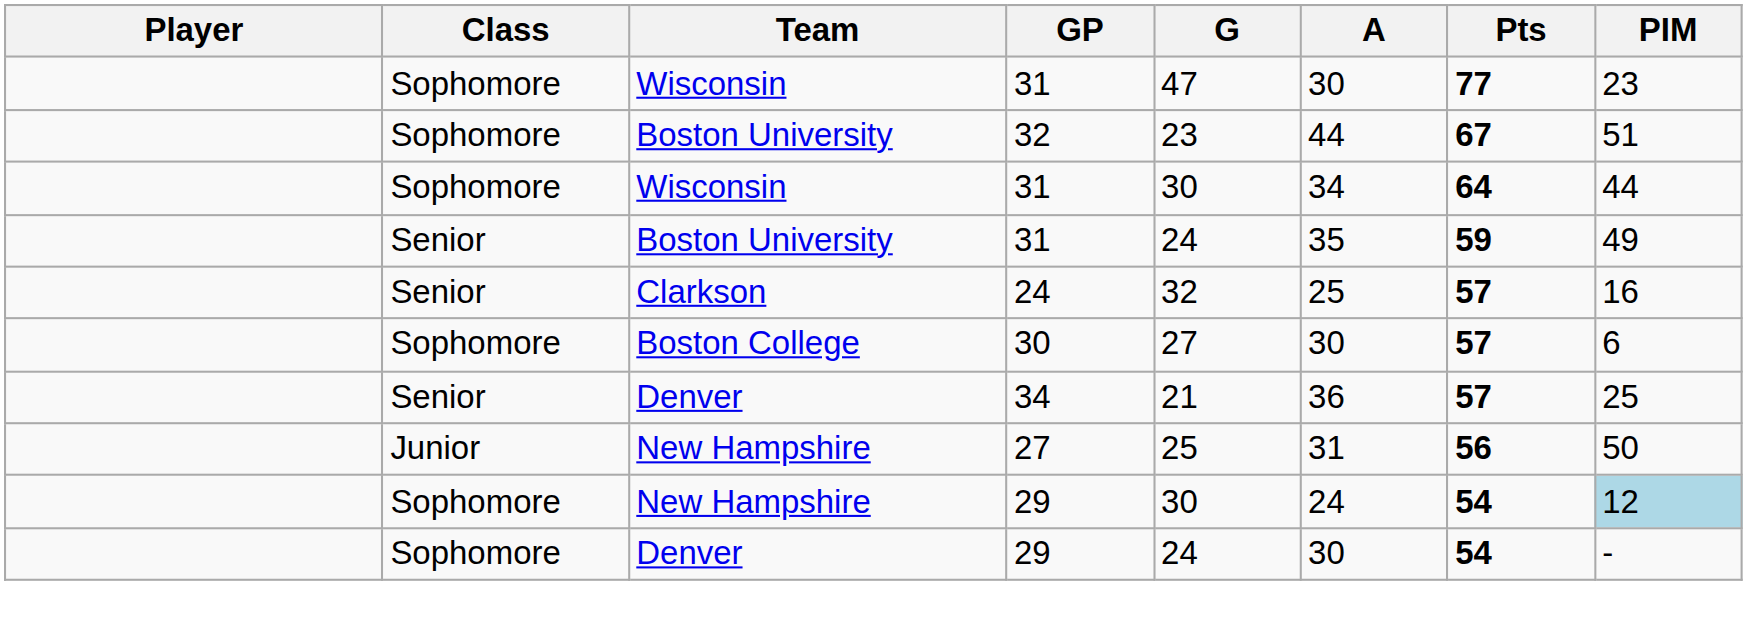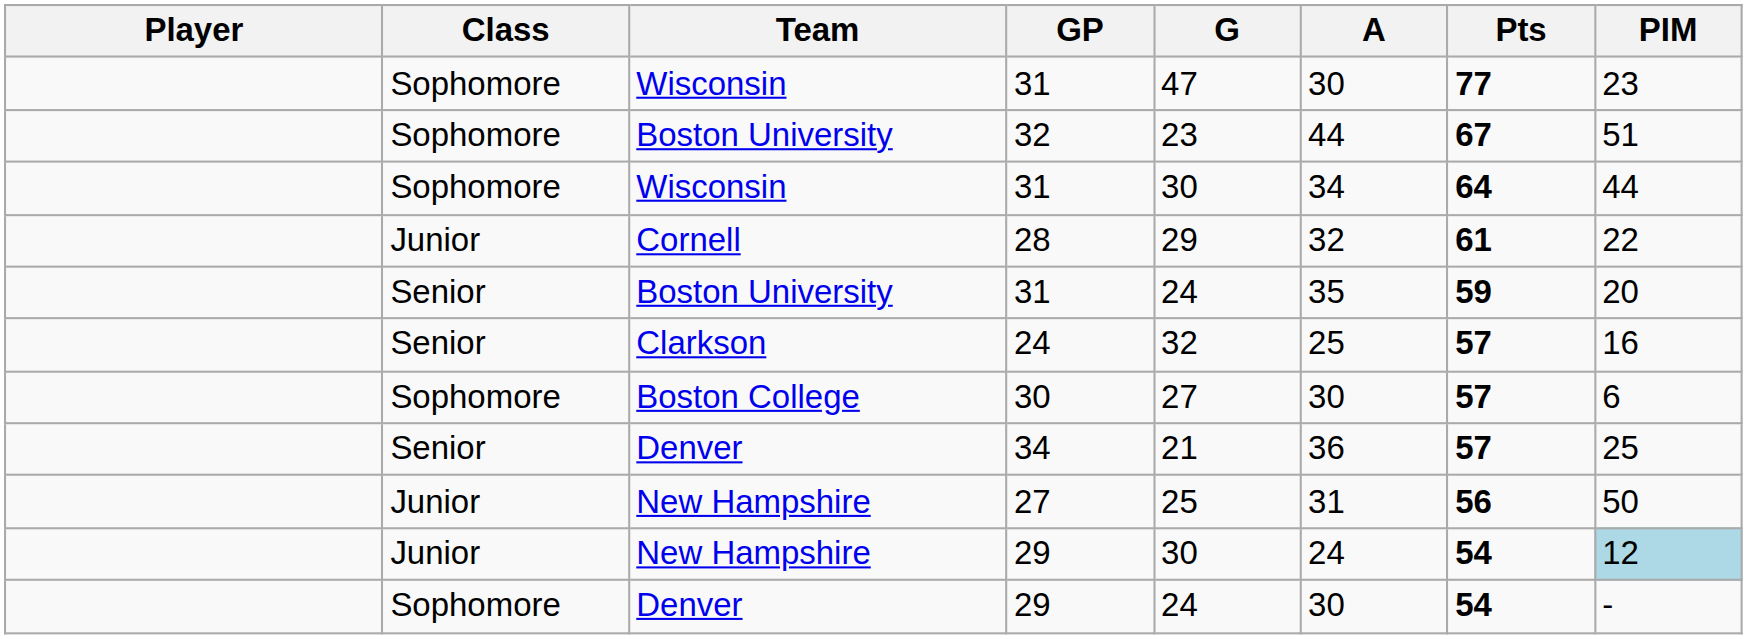+ row: (688, 239)
(1621, 239) 49 -> (1621, 291) 20
(476, 501) Sophomore -> (435, 553) Junior
